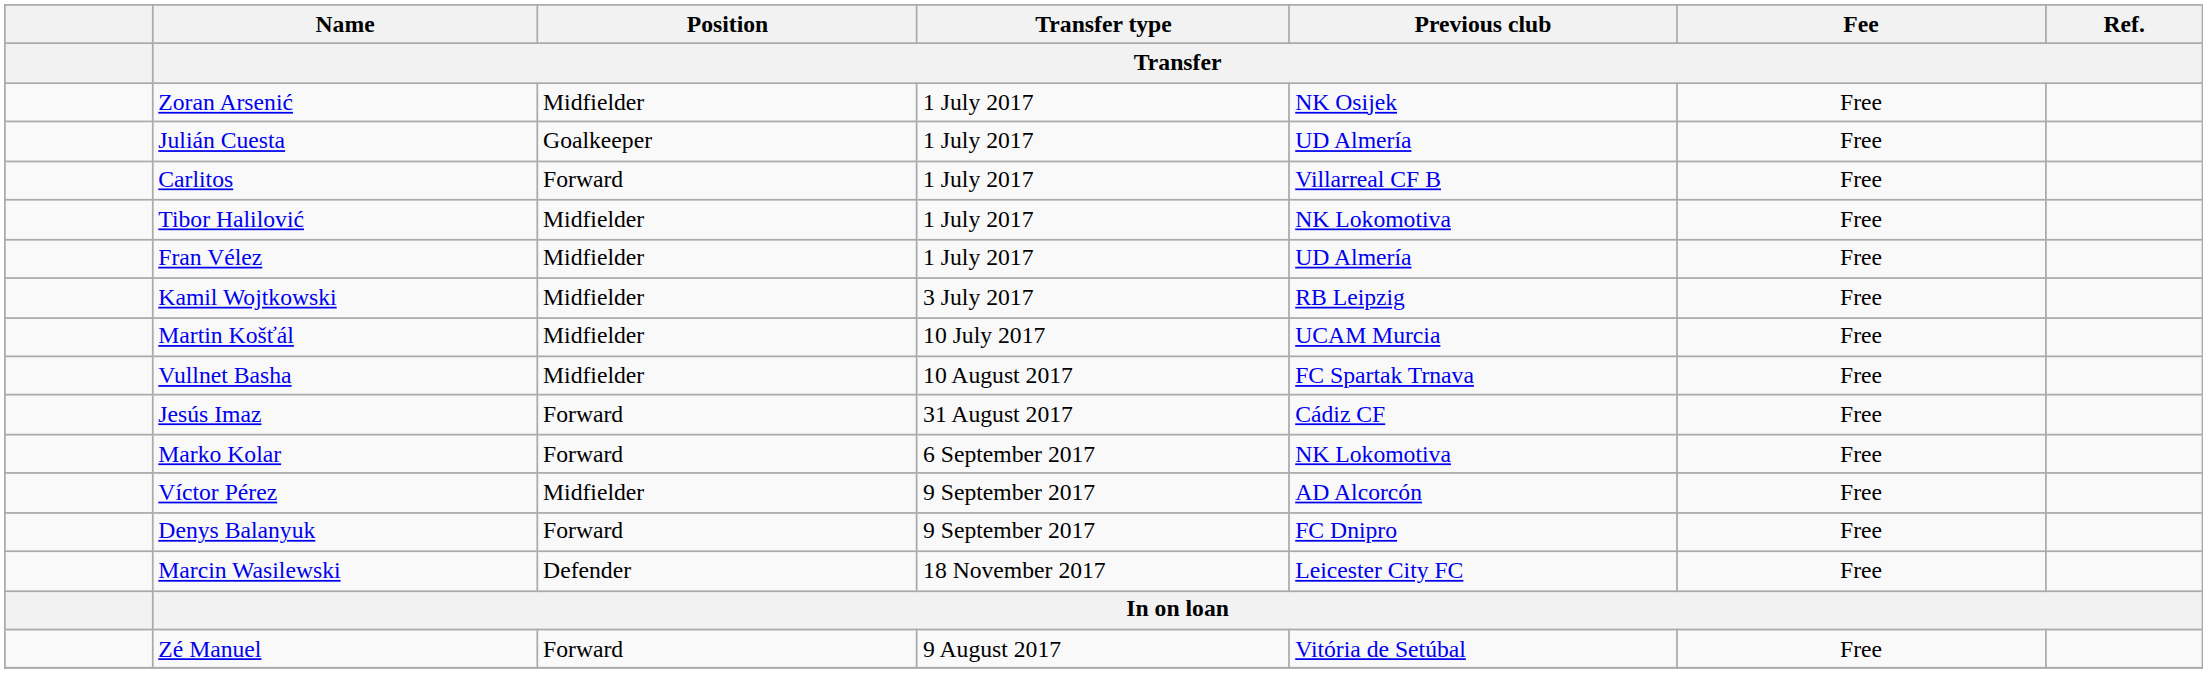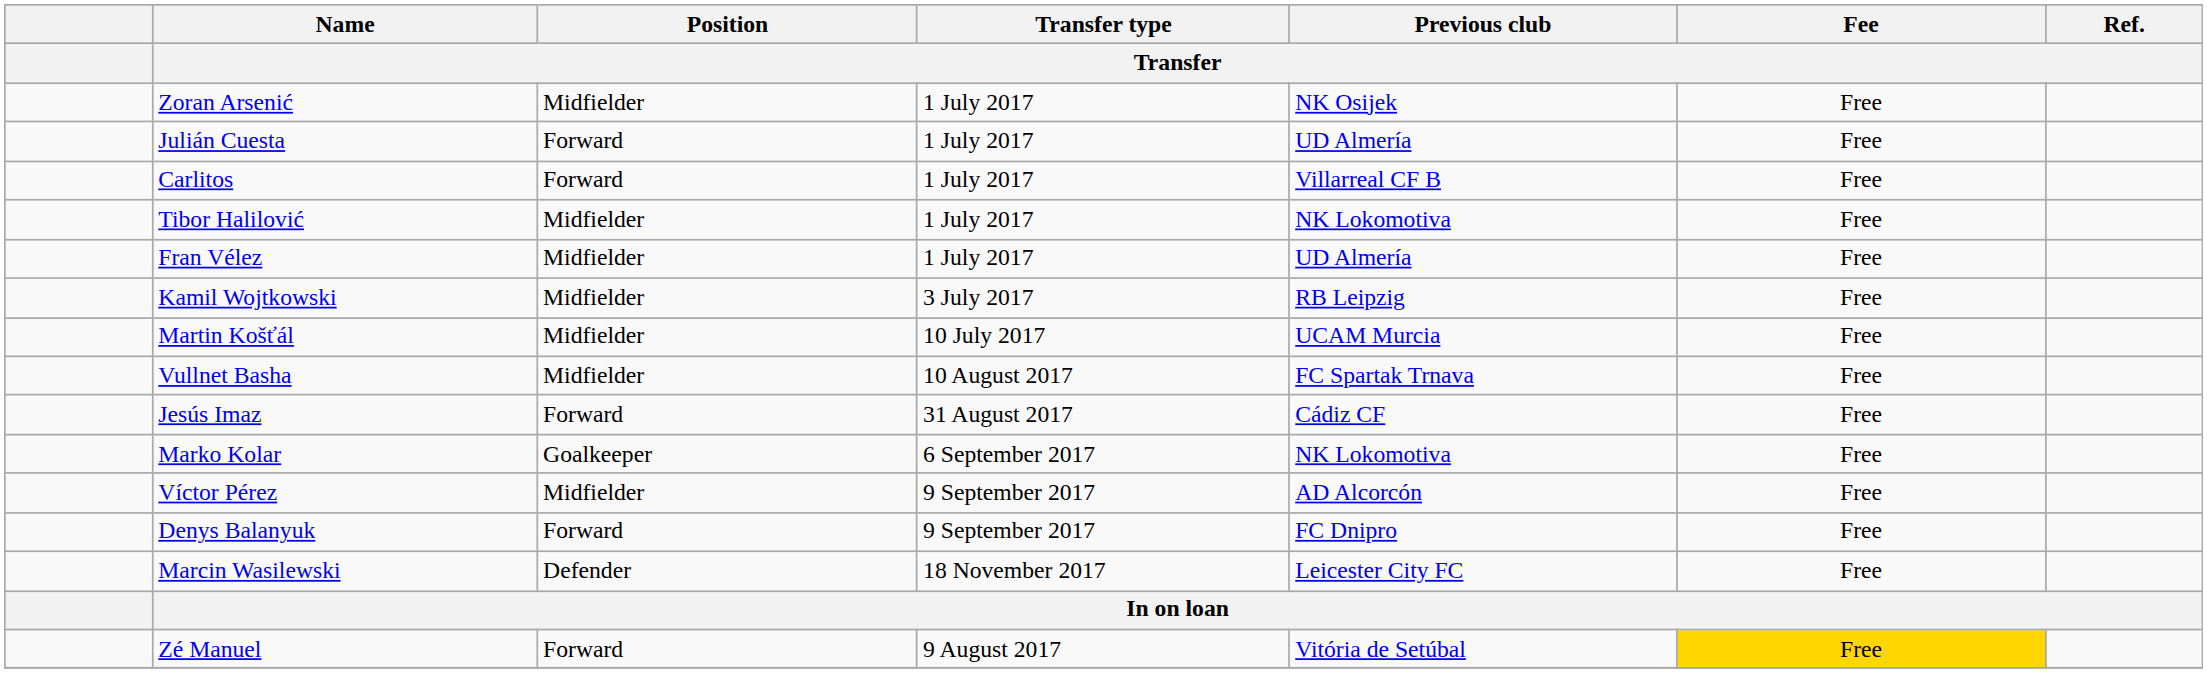(598, 140) Goalkeeper -> (583, 140) Forward
(583, 453) Forward -> (598, 453) Goalkeeper
(1861, 648) no background -> (1861, 648) gold background
